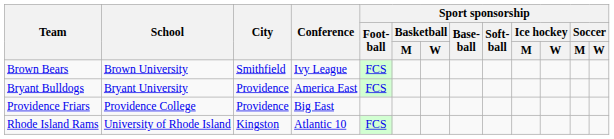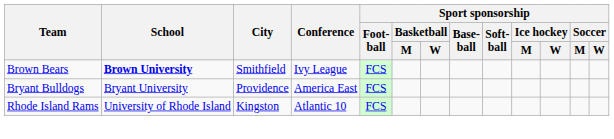(146, 69) normal -> (148, 69) bold
- row: (48, 106)
